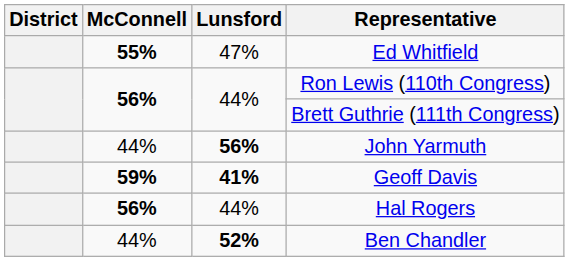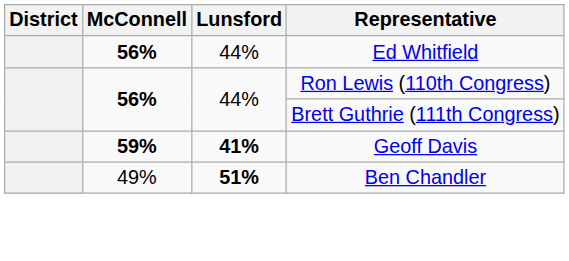(137, 51) 55% -> (137, 51) 56%
(239, 51) 47% -> (239, 51) 44%
- row: (425, 146)
- row: (425, 209)
(137, 240) 44% -> (137, 177) 49%
(239, 240) 52% -> (239, 177) 51%
